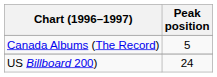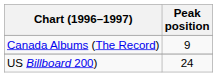(187, 44) 5 -> (187, 44) 9
